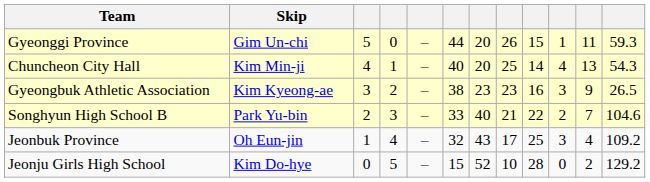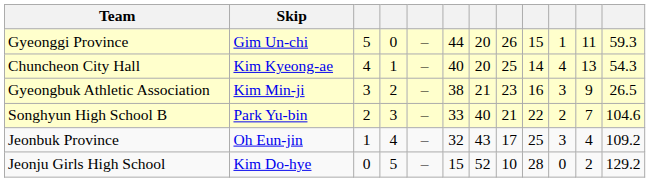(269, 66) Kim Min-ji -> (283, 66) Kim Kyeong-ae
(283, 90) Kim Kyeong-ae -> (269, 90) Kim Min-ji
(483, 90) 23 -> (483, 90) 21
